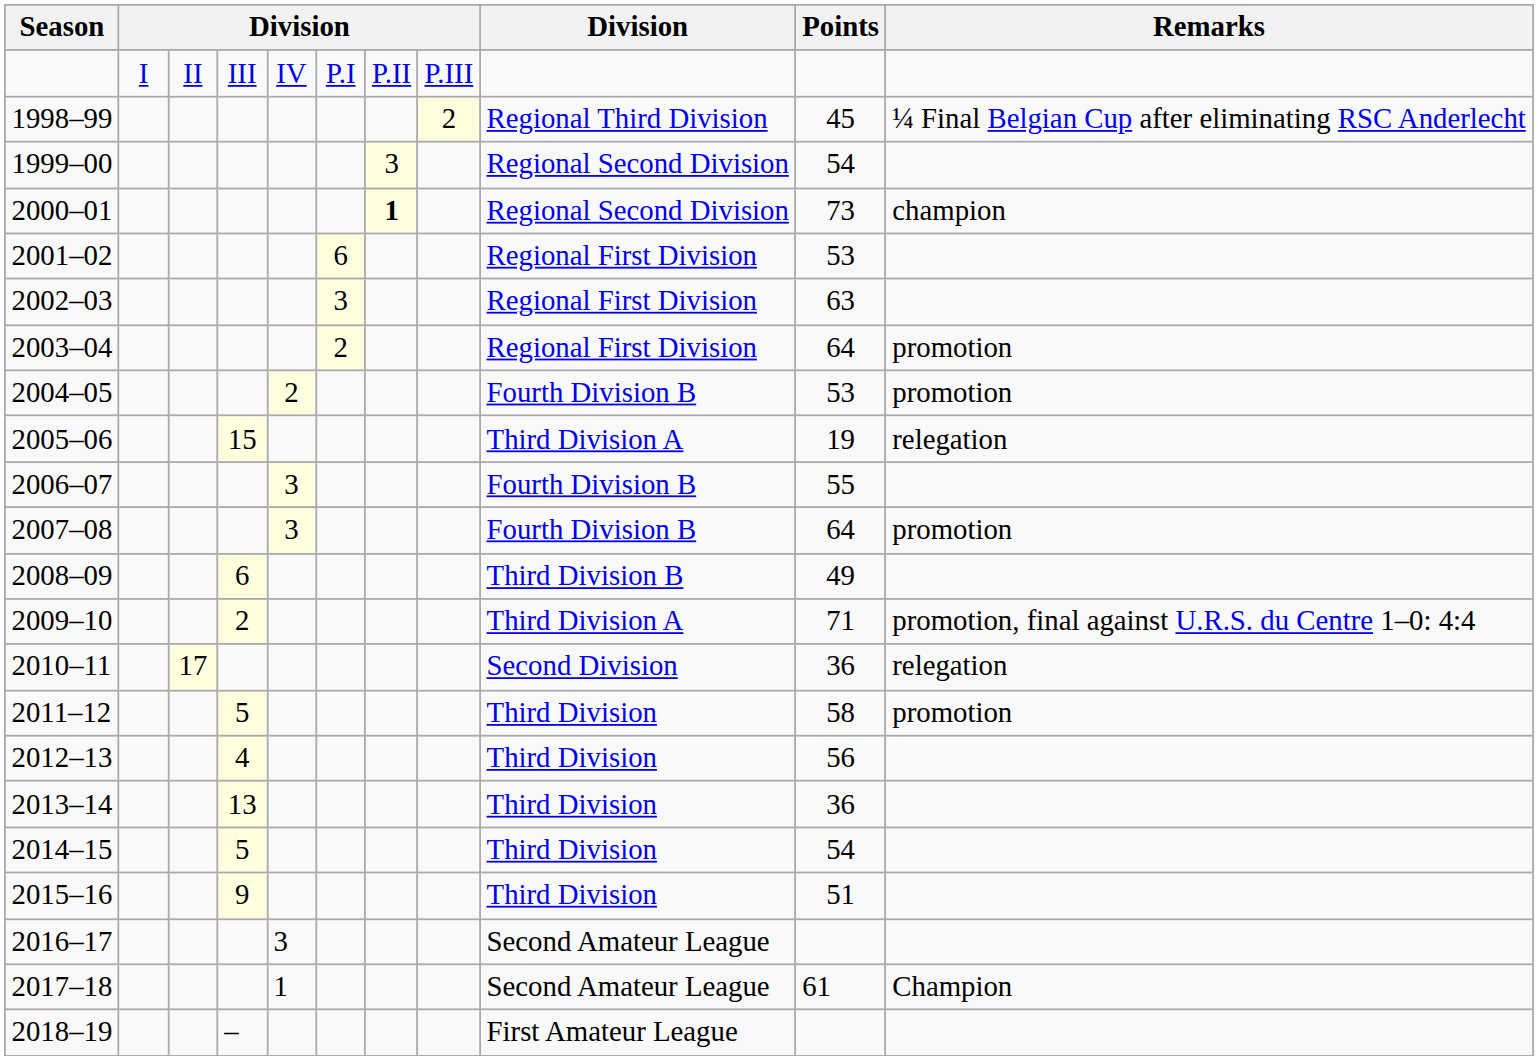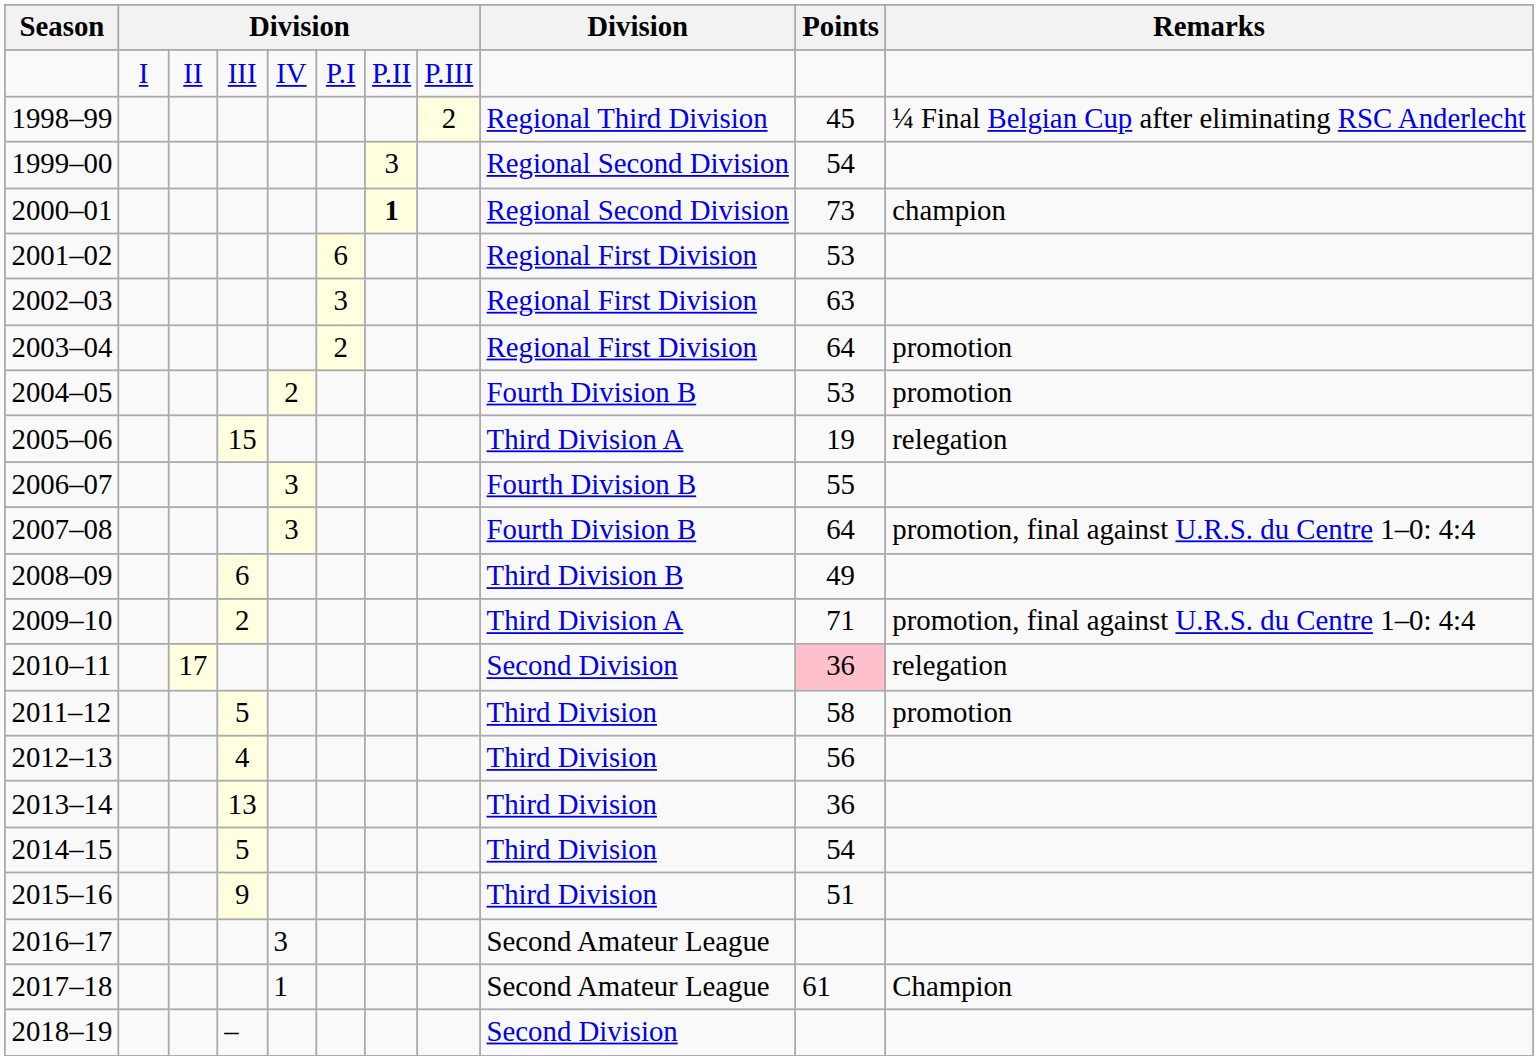(952, 529) promotion -> (1184, 529) promotion, final against U.R.S. du Centre 1–0: 4:4
(841, 666) no background -> (841, 666) pink background
(612, 1032) First Amateur League -> (582, 1032) Second Division
